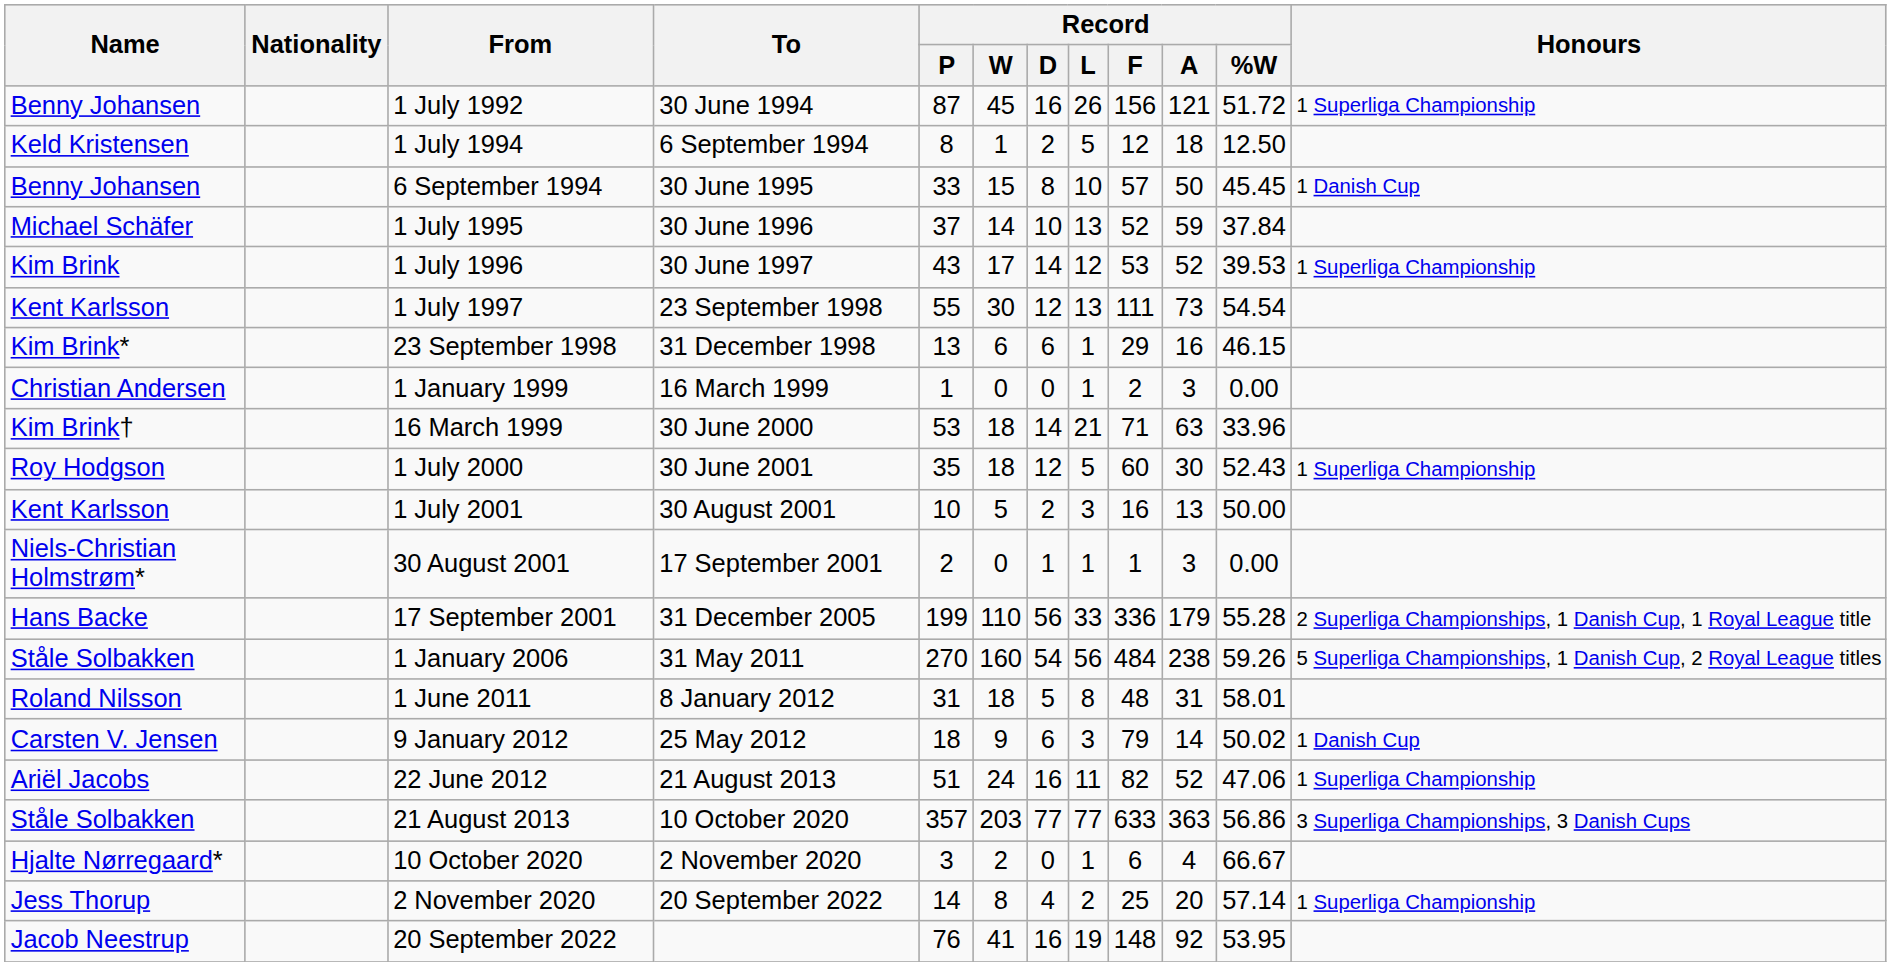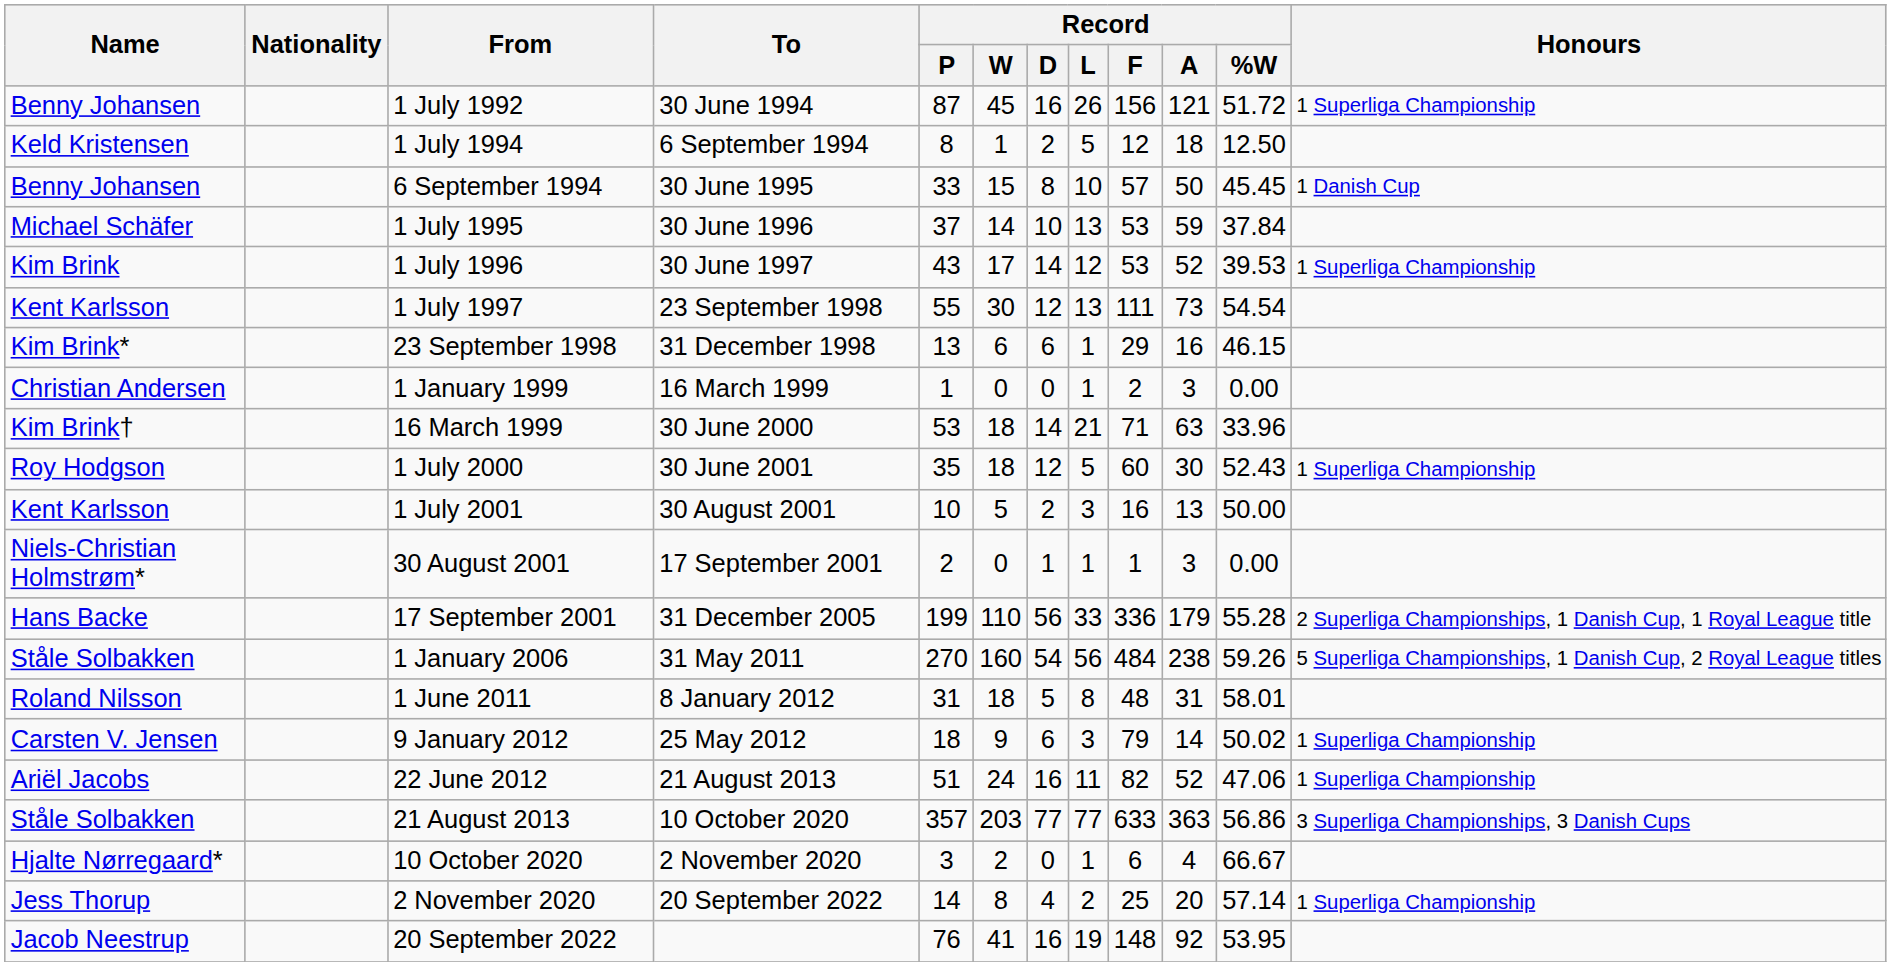(1135, 226) 52 -> (1135, 226) 53
(1358, 739) 1 Danish Cup -> (1416, 739) 1 Superliga Championship
